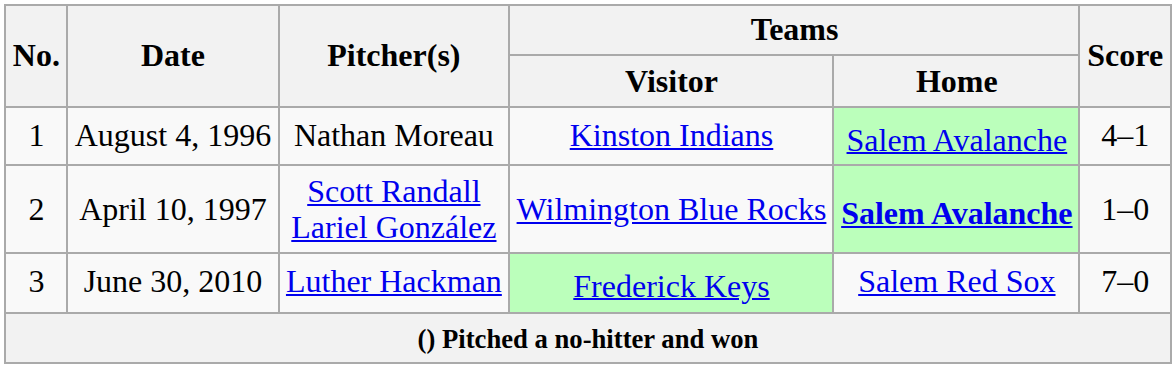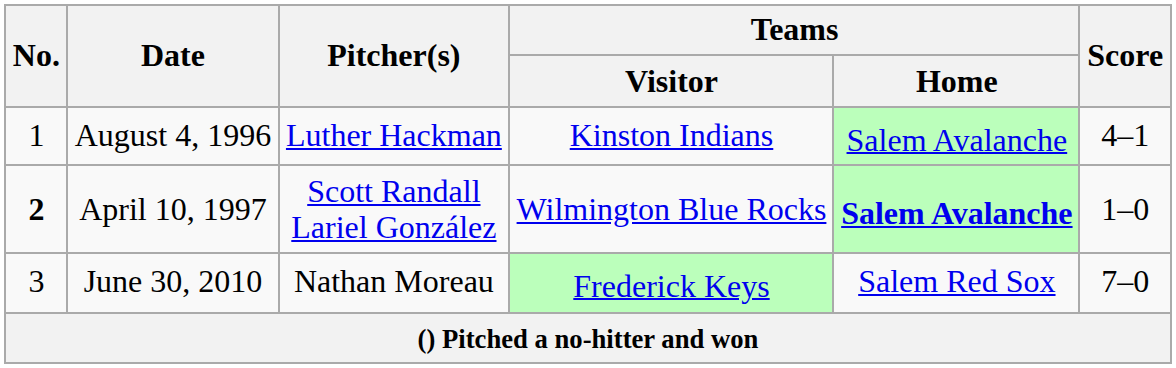(394, 135) Nathan Moreau -> (394, 135) Luther Hackman
(36, 208) normal -> (36, 208) bold
(394, 281) Luther Hackman -> (394, 281) Nathan Moreau
